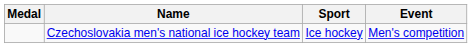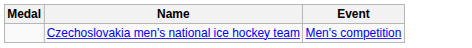- column: (334, 14)
